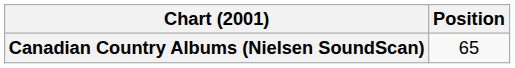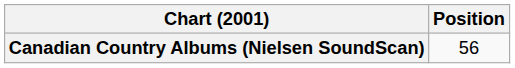(469, 47) 65 -> (469, 47) 56
